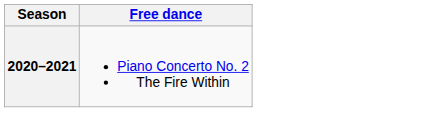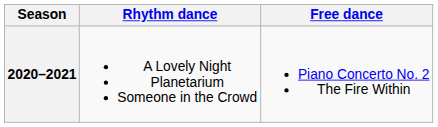+ column: (170, 15)
